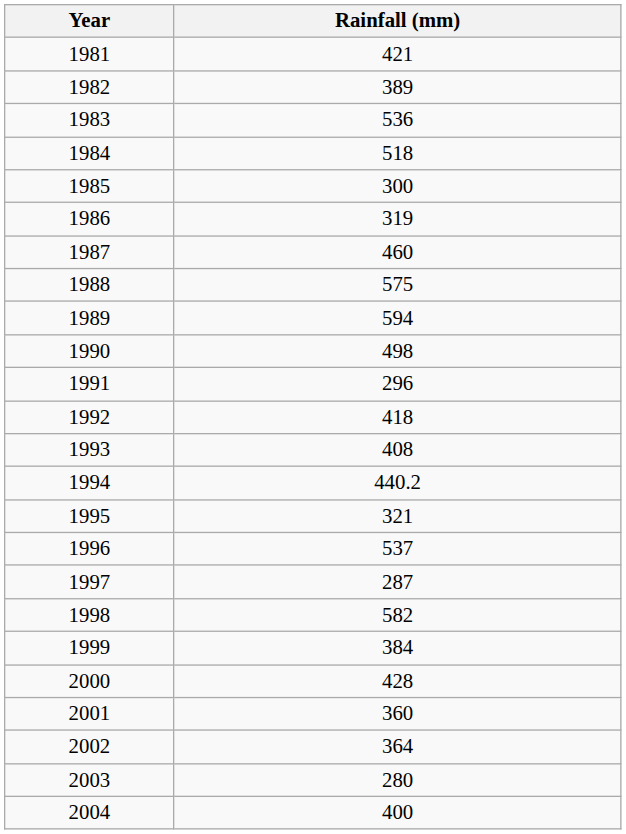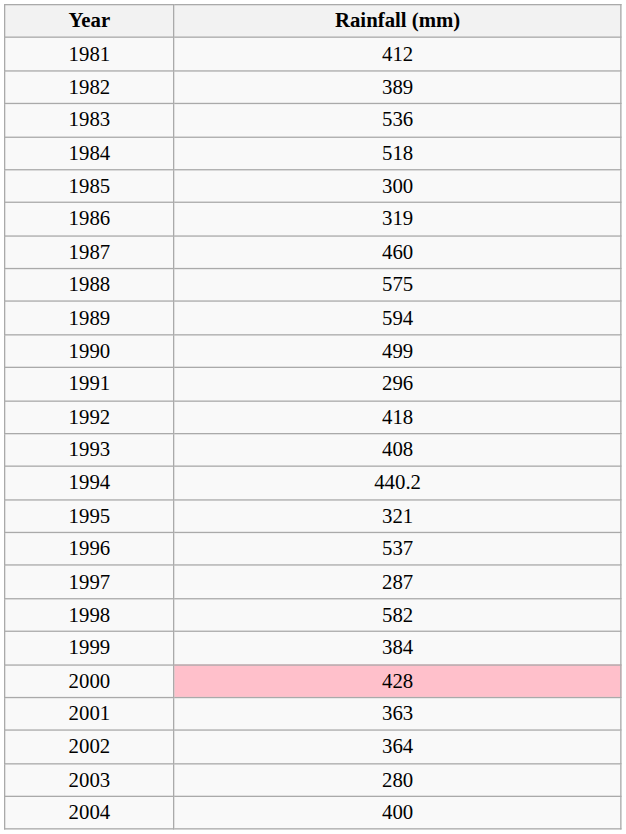(398, 53) 421 -> (398, 53) 412
(398, 350) 498 -> (398, 350) 499
(398, 680) no background -> (398, 680) pink background
(398, 713) 360 -> (398, 713) 363
